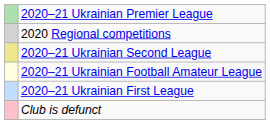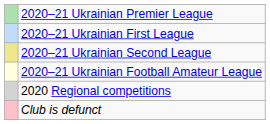rows swapped: (107, 91) <-> (96, 33)
